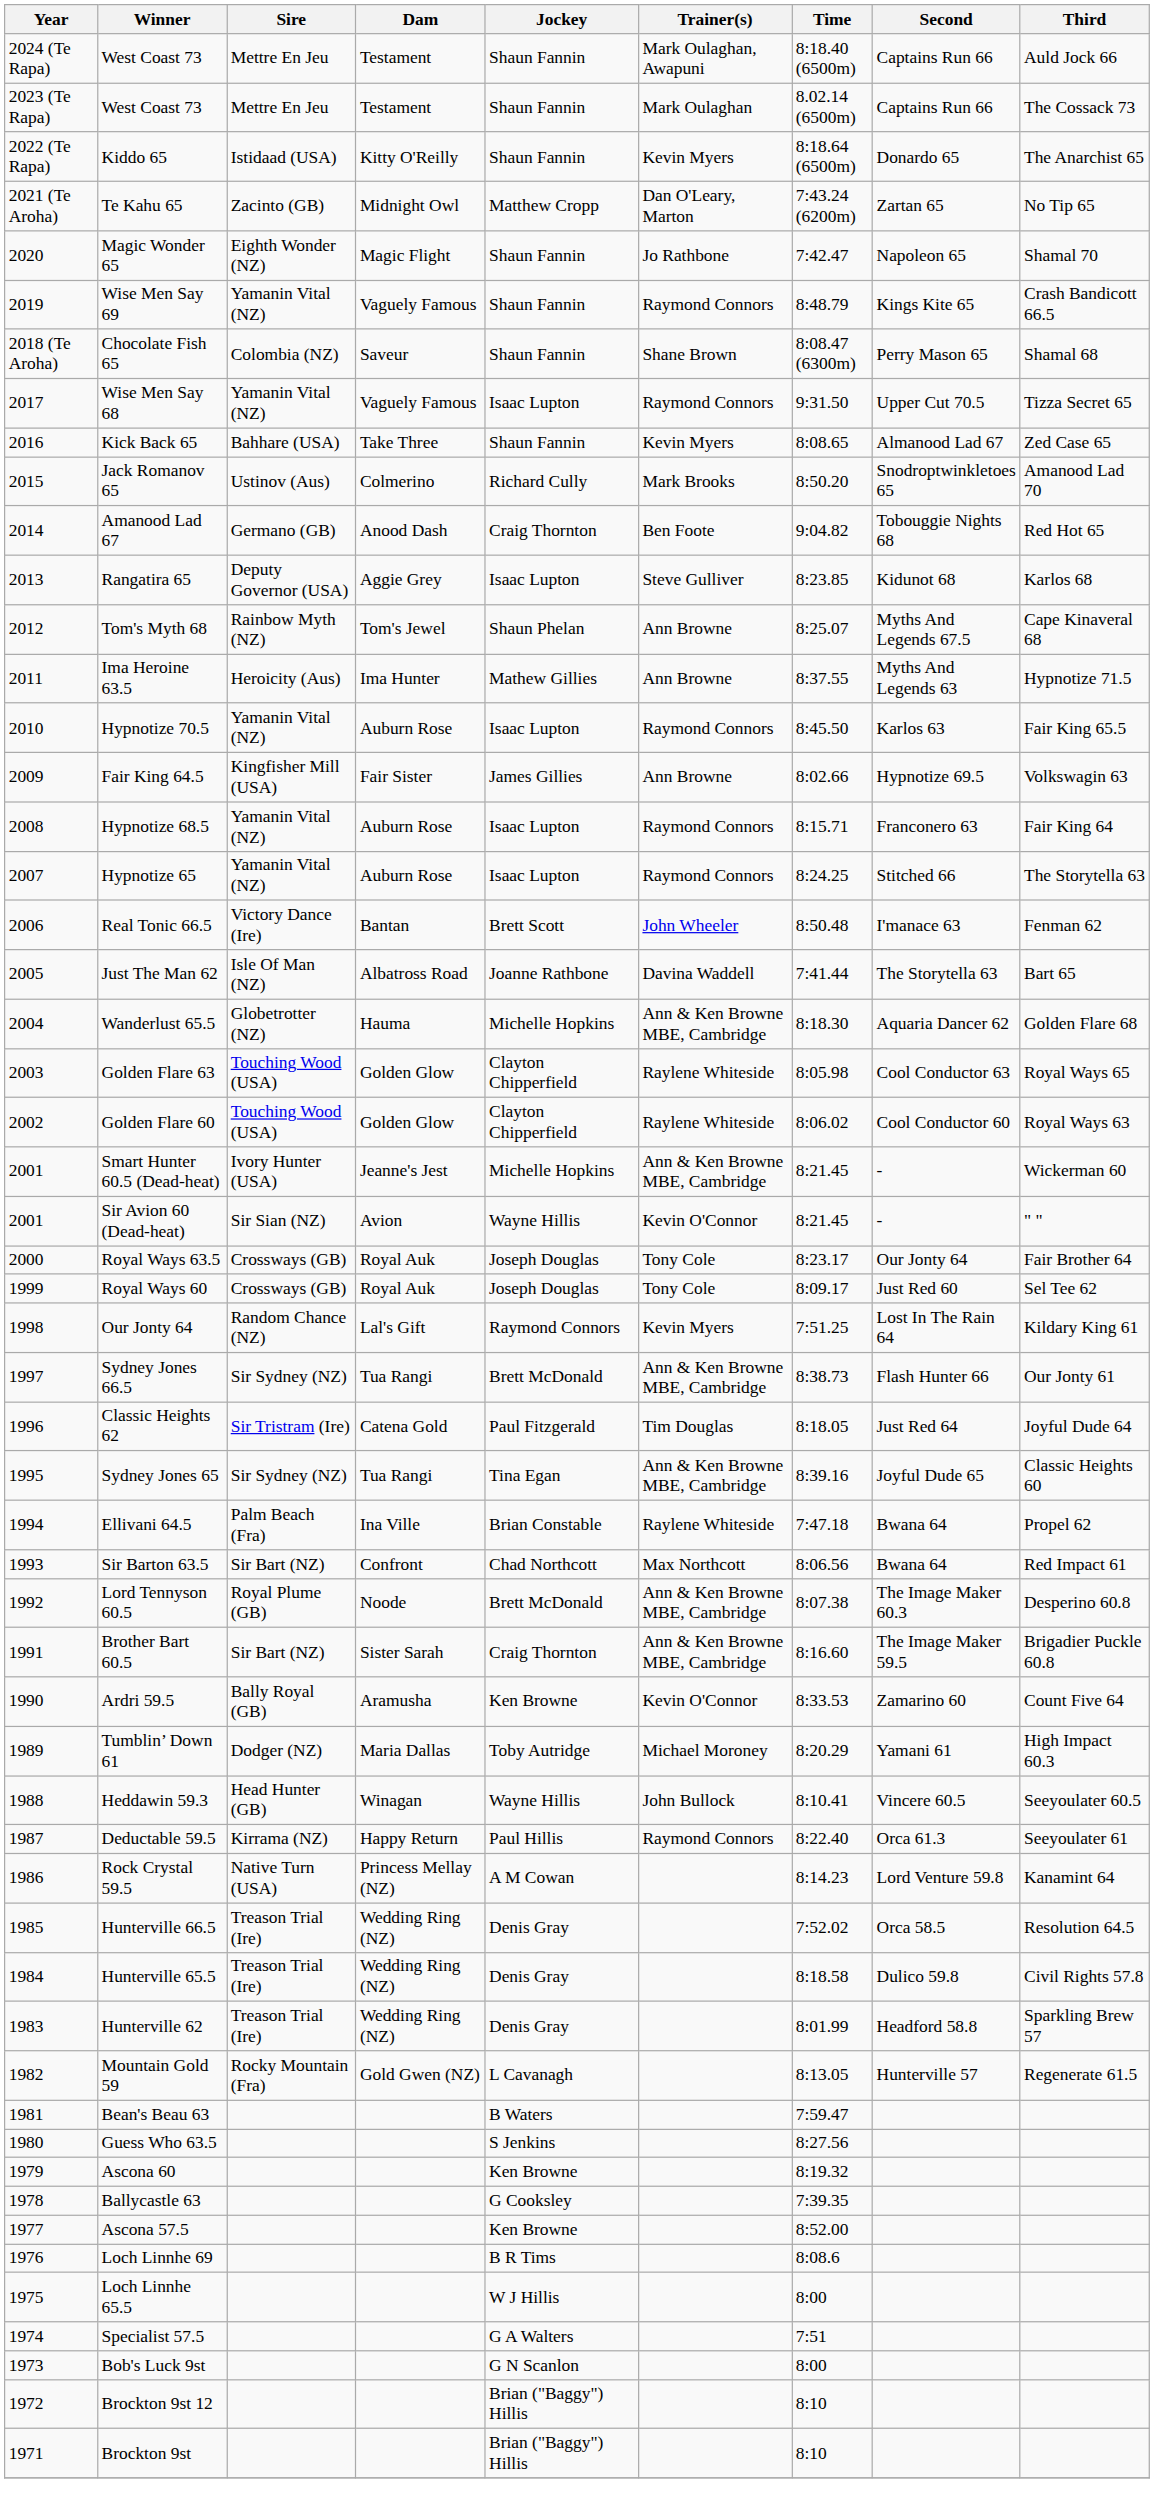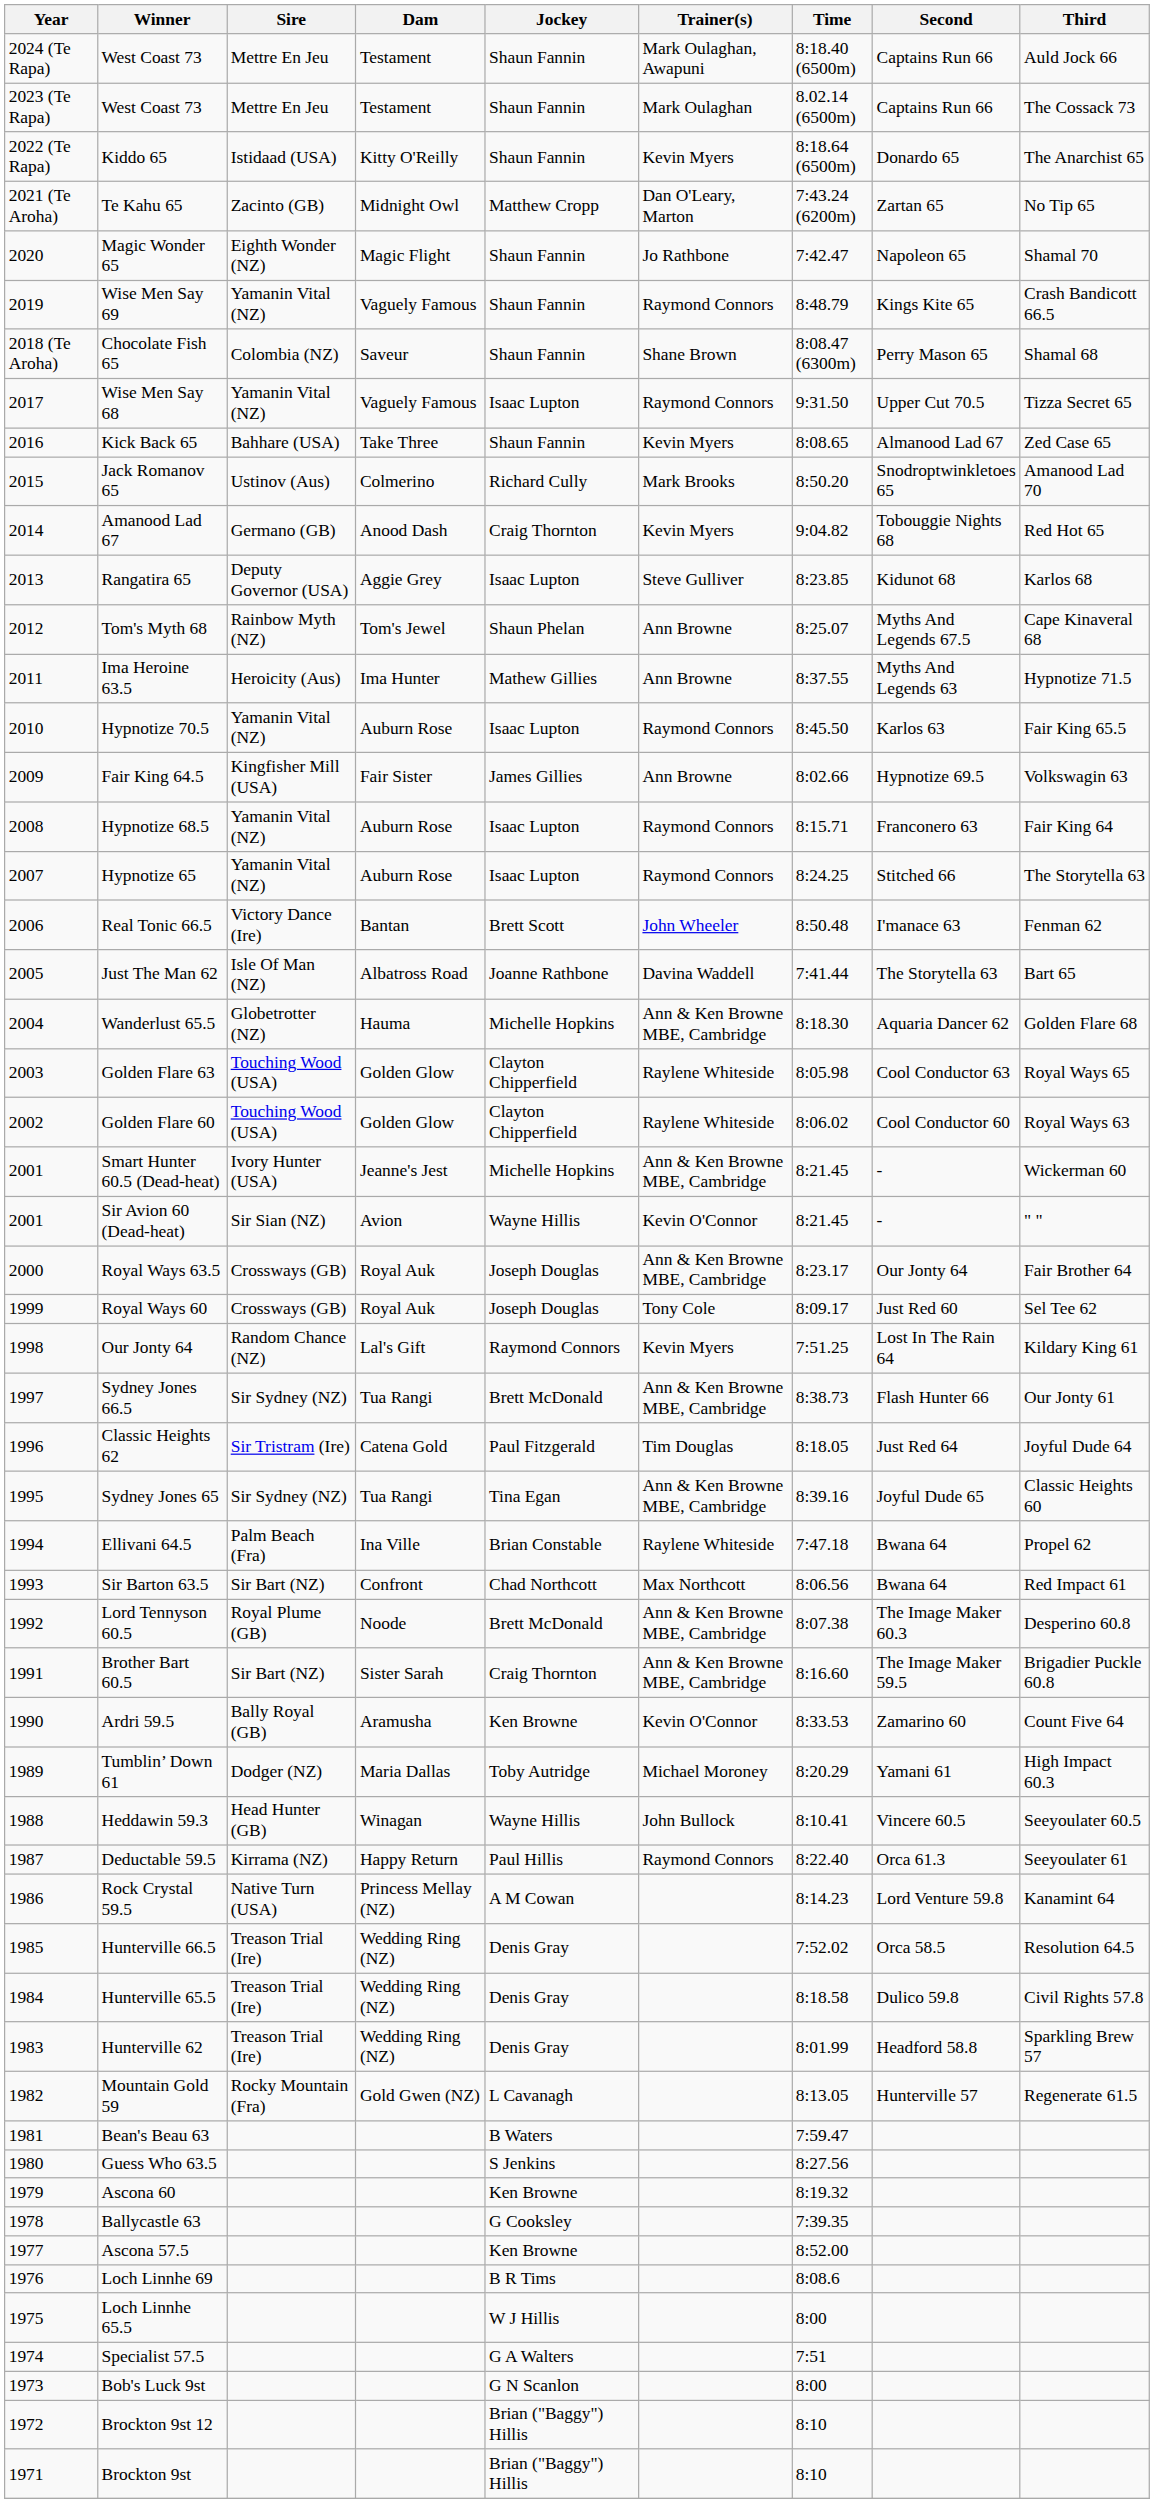(678, 530) Ben Foote -> (688, 530) Kevin Myers
(679, 1260) Tony Cole -> (713, 1270) Ann & Ken Browne MBE, Cambridge
